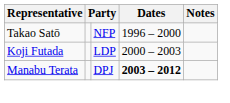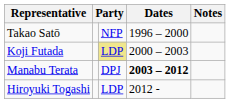(105, 51) no background -> (112, 51) khaki background
+ row: (49, 88)
